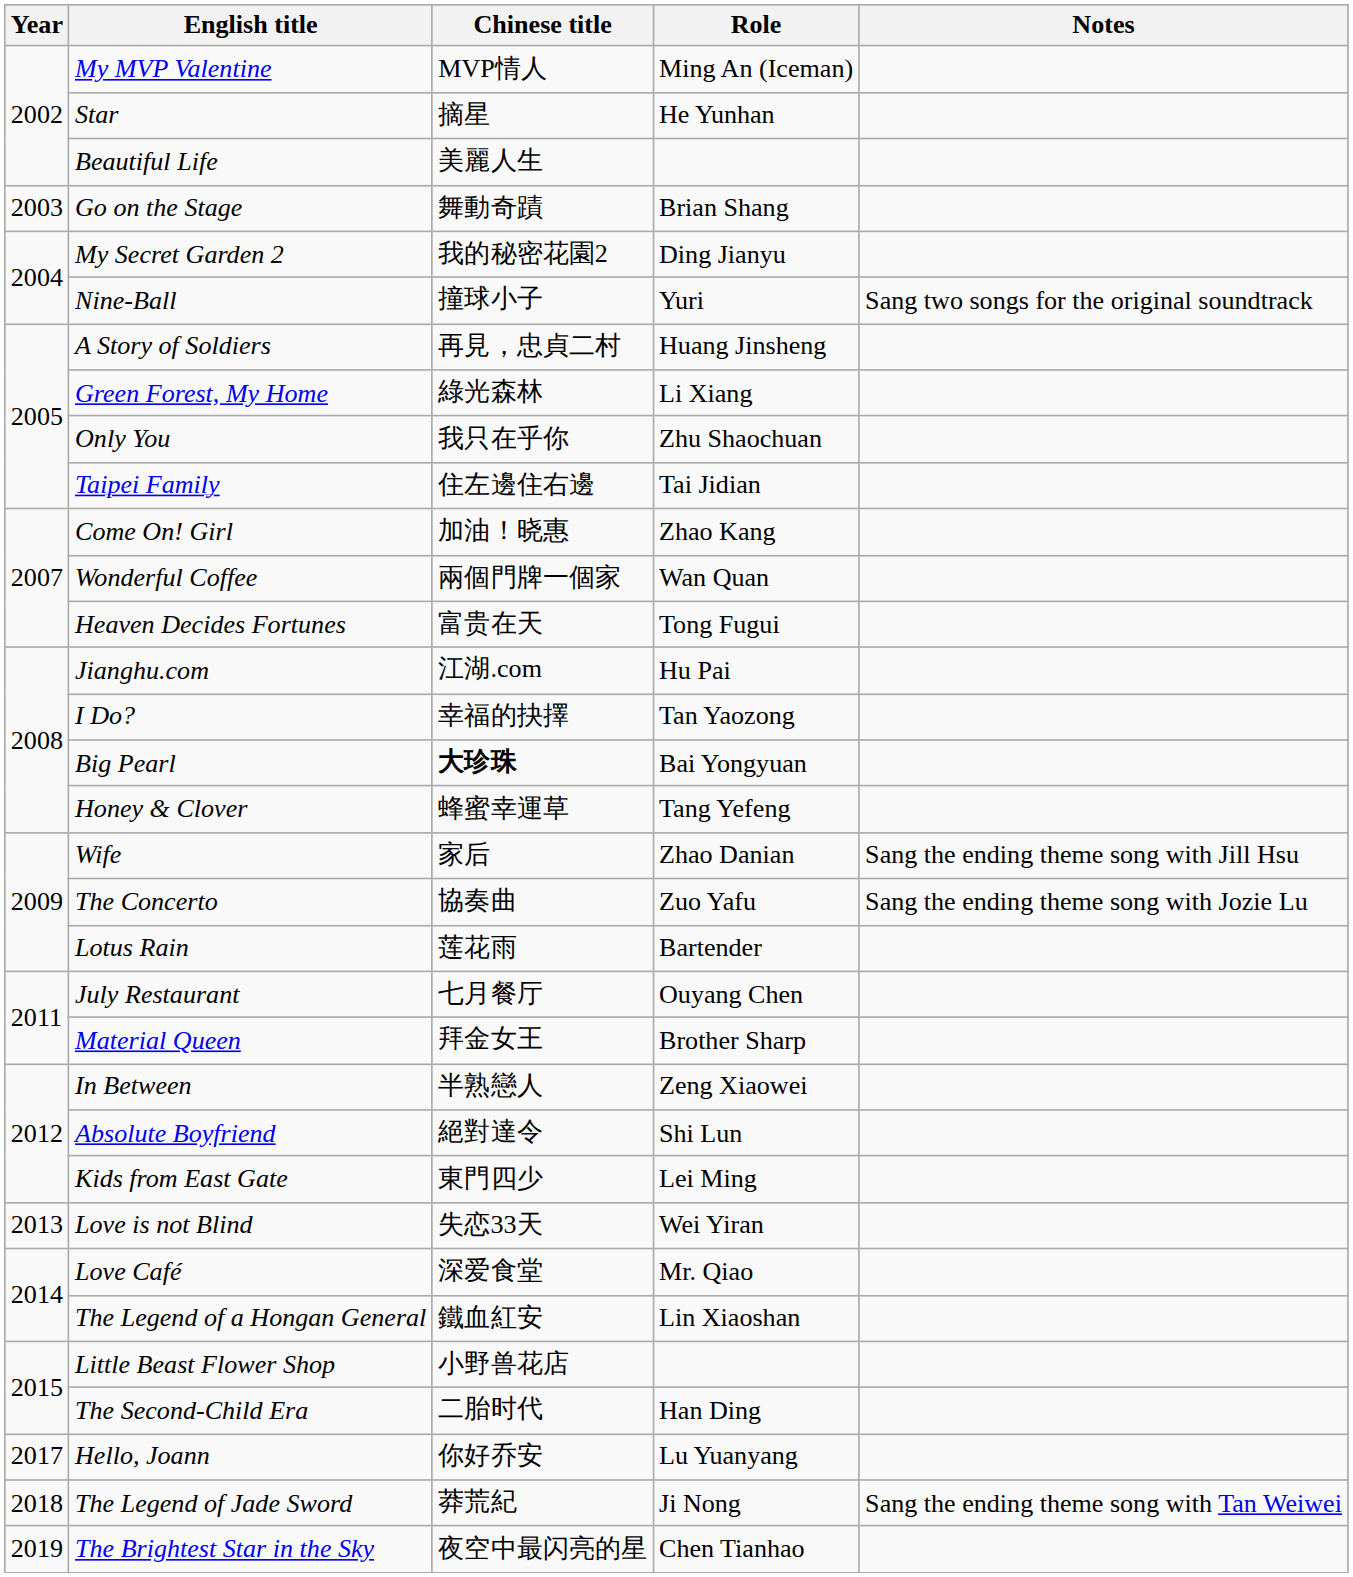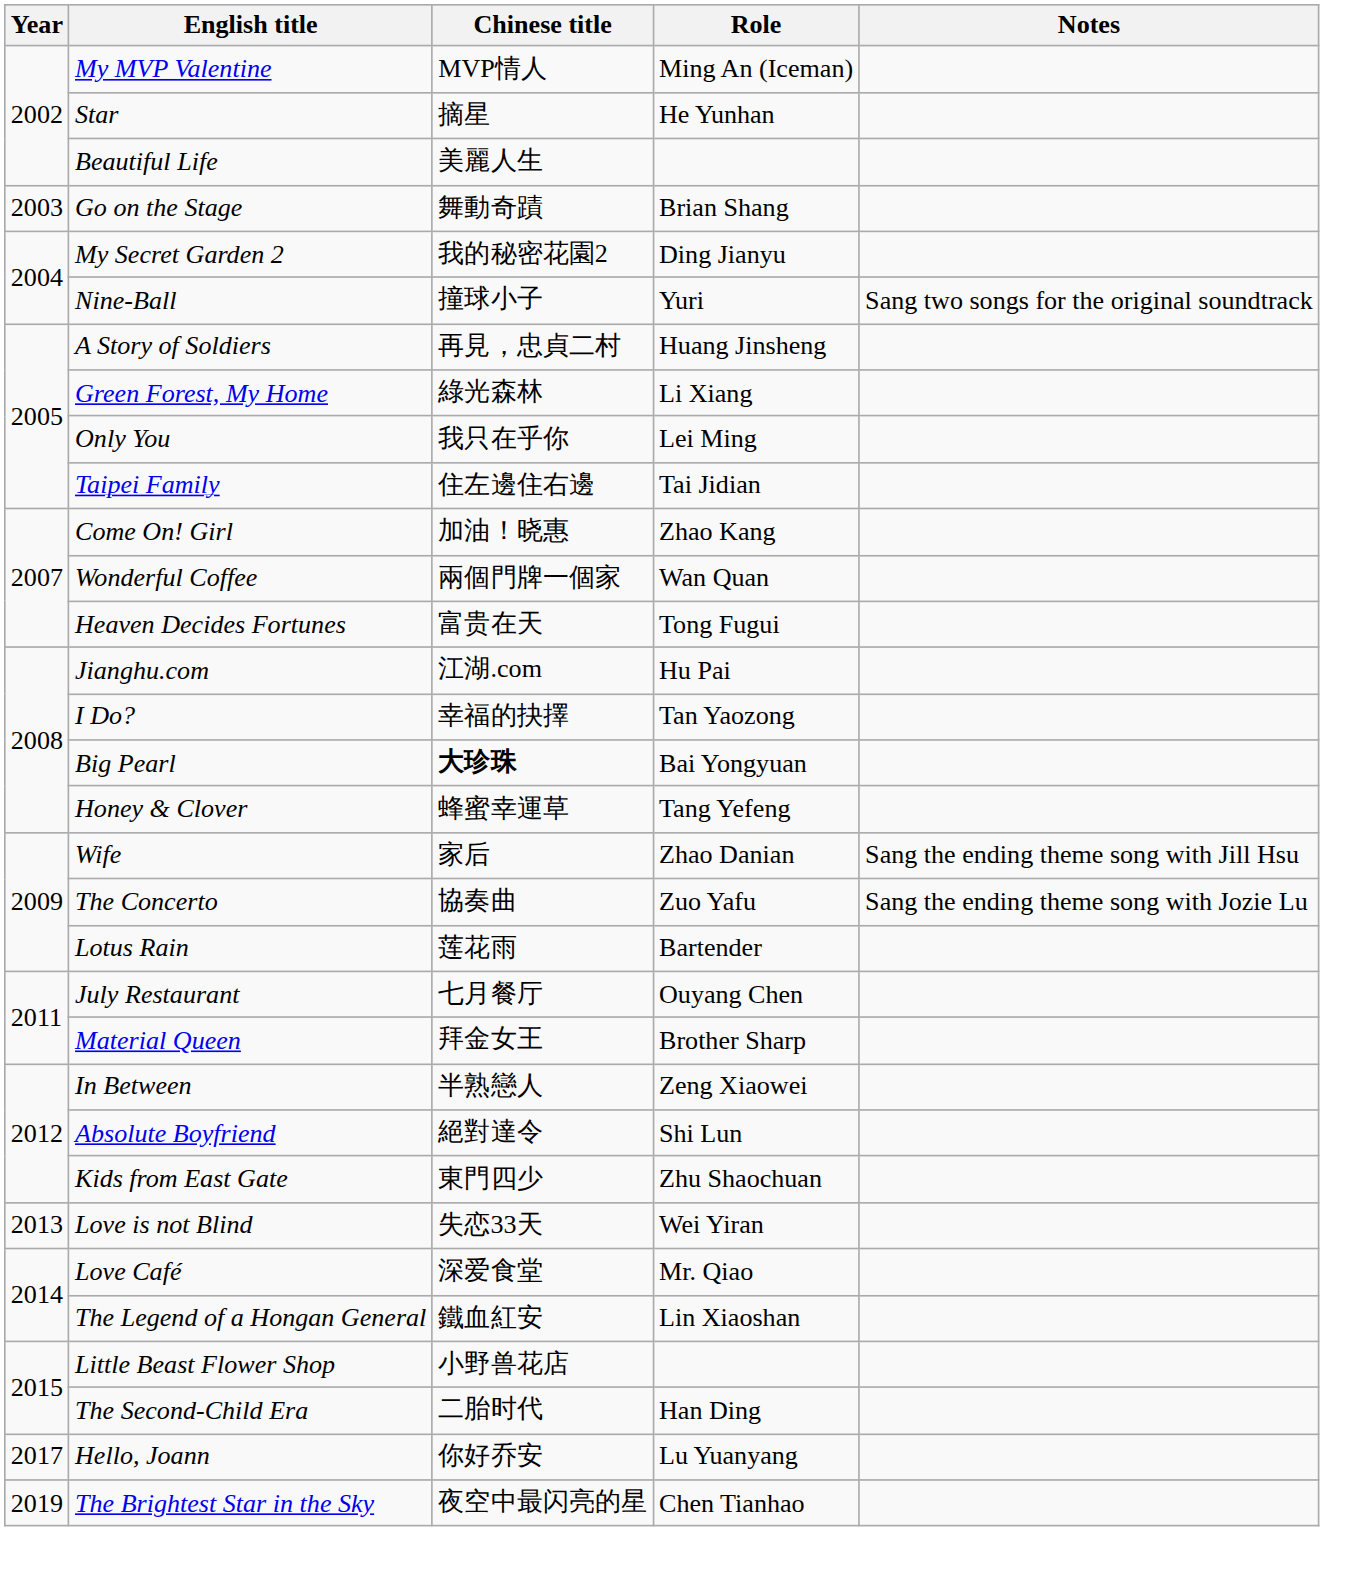(740, 438) Zhu Shaochuan -> (708, 438) Lei Ming
(708, 1179) Lei Ming -> (740, 1179) Zhu Shaochuan
- row: (214, 1502)
